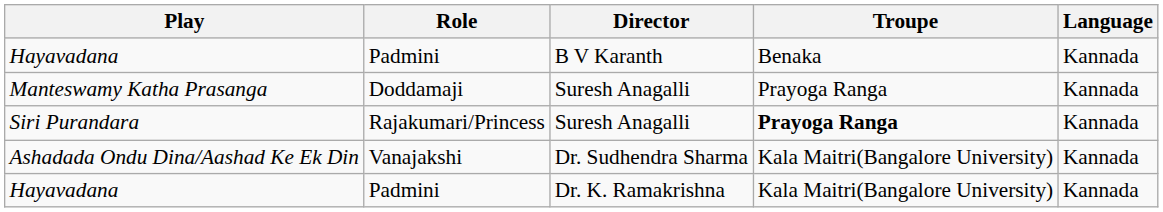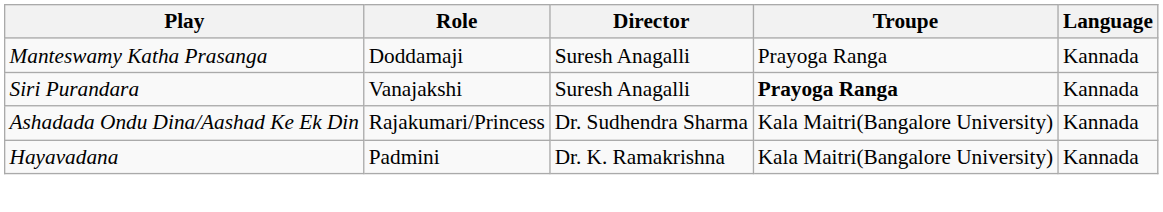- row: (64, 55)
(457, 122) Rajakumari/Princess -> (415, 88) Vanajakshi
(415, 156) Vanajakshi -> (457, 122) Rajakumari/Princess
